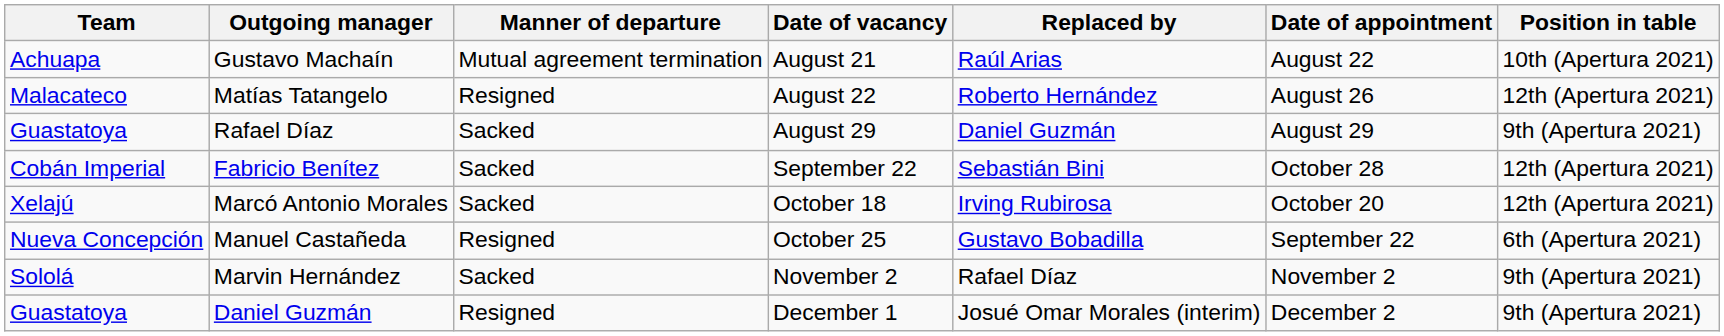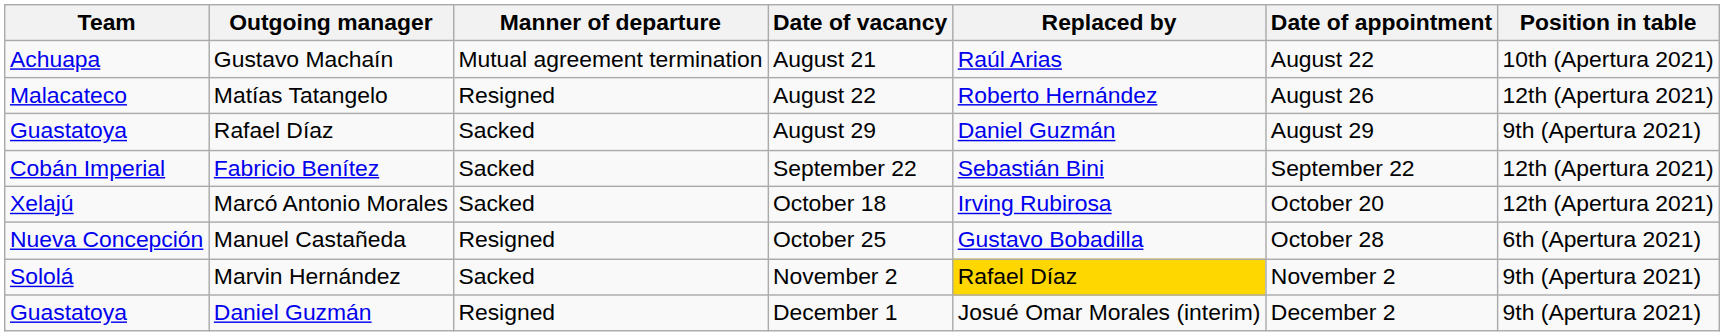(1327, 167) October 28 -> (1343, 167) September 22
(1343, 240) September 22 -> (1327, 240) October 28
(1017, 276) no background -> (1017, 276) gold background
